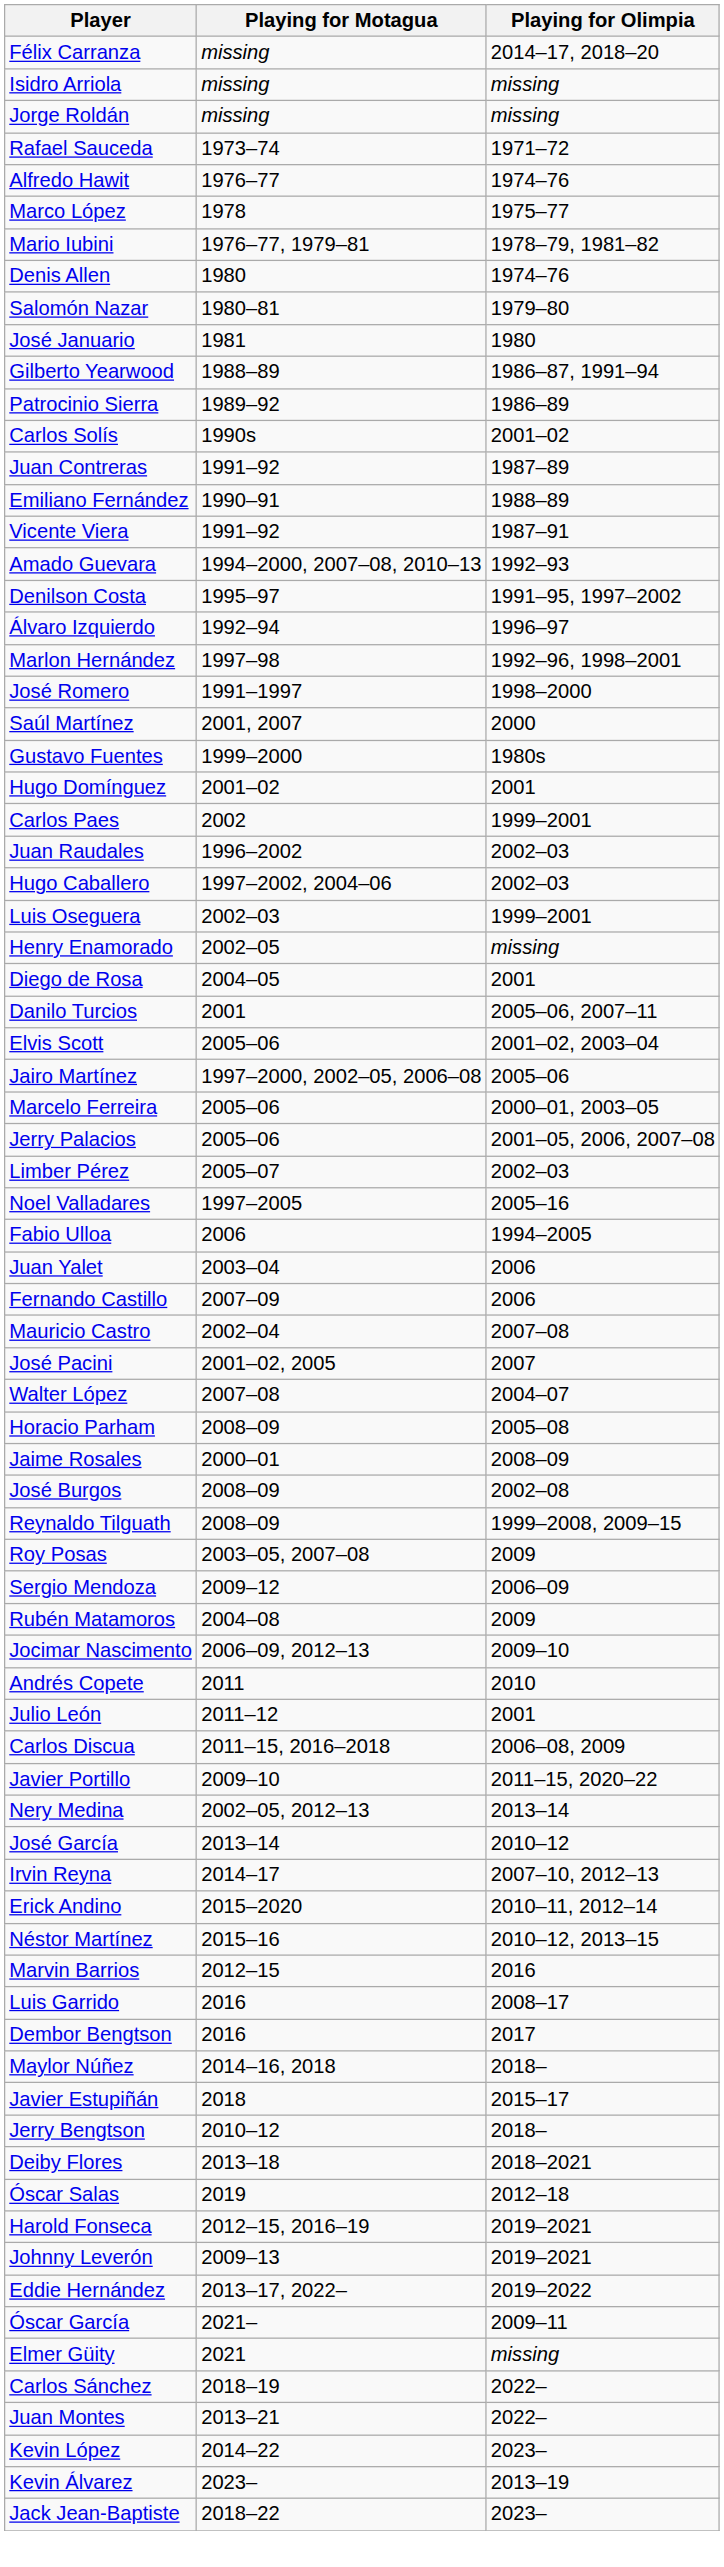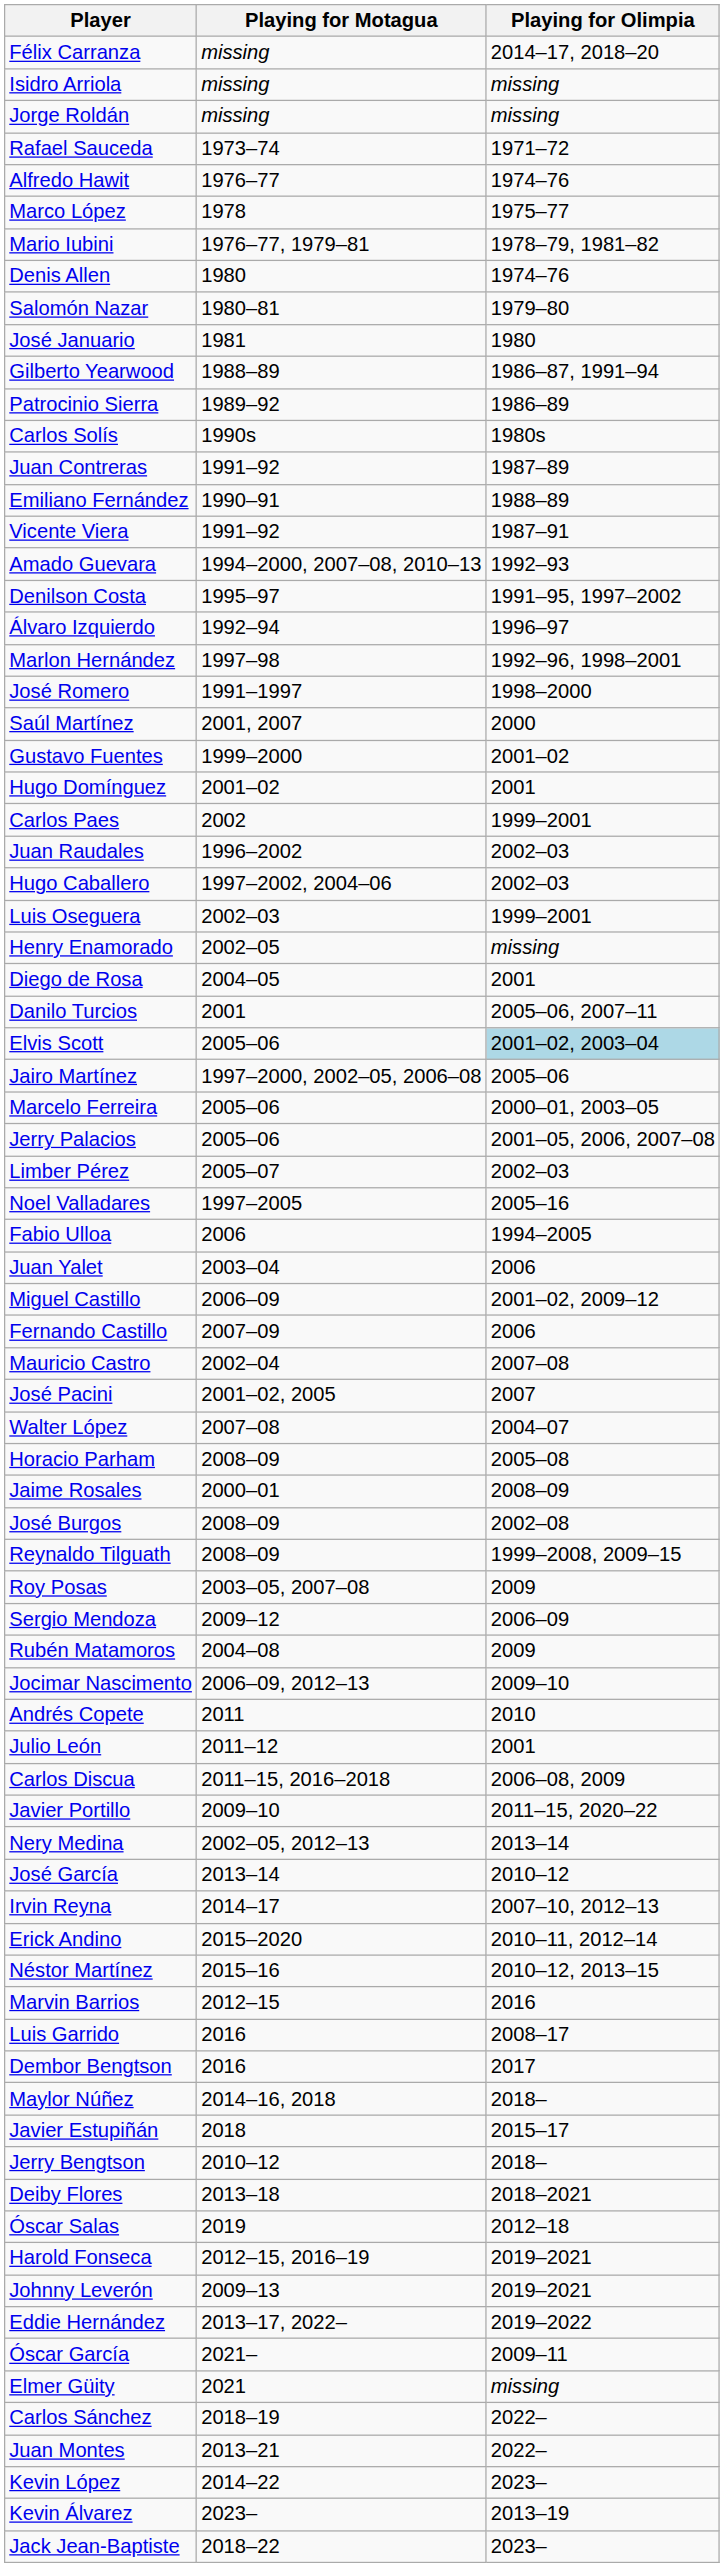(530, 436) 2001–02 -> (518, 436) 1980s
(518, 755) 1980s -> (530, 755) 2001–02
(575, 1043) no background -> (575, 1043) lightblue background
+ row: (75, 1299)
